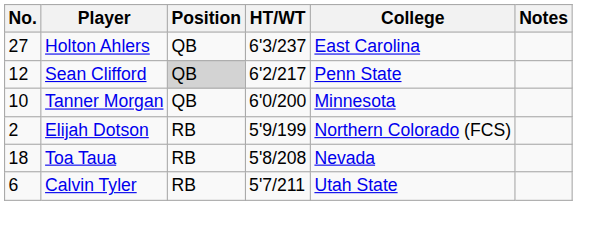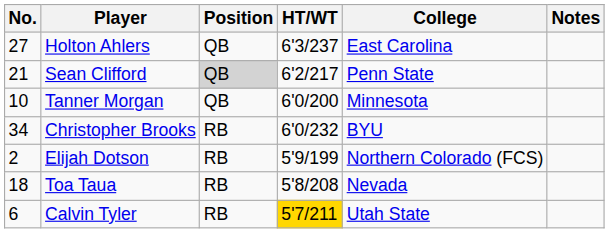(18, 74) 12 -> (18, 74) 21
+ row: (120, 130)
(277, 185) no background -> (309, 213) gold background
